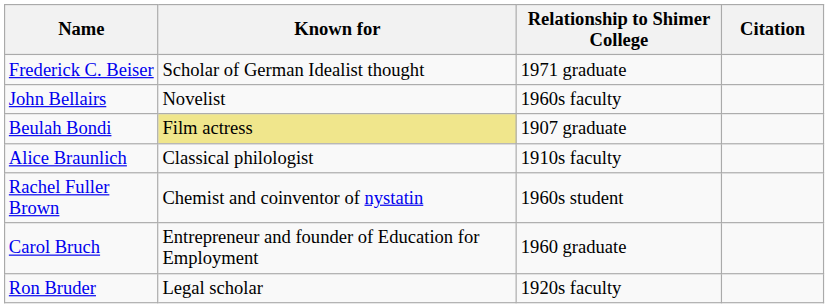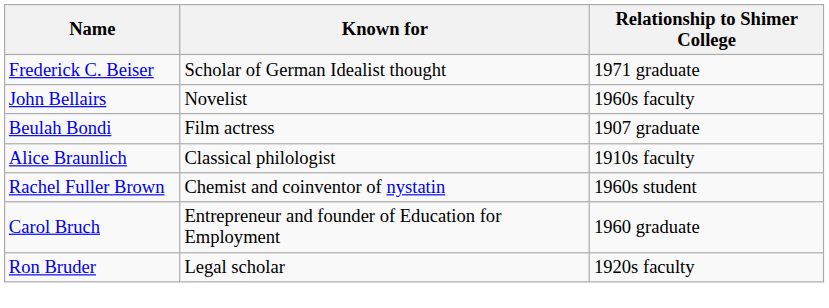- column: (773, 29)
(208, 128) khaki background -> (229, 128) no background
